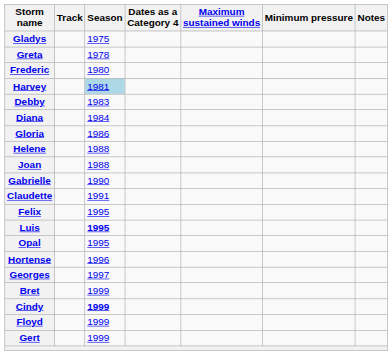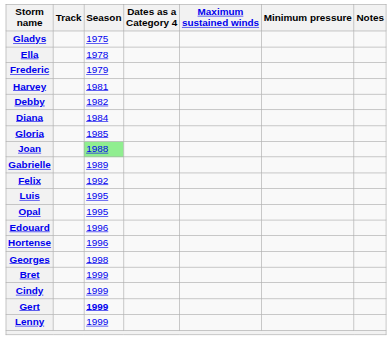+ row: (30, 54)
- row: (30, 54)
(98, 70) 1980 -> (97, 70) 1979
(98, 86) lightblue background -> (97, 86) no background
(98, 102) 1983 -> (97, 102) 1982
(98, 133) 1986 -> (97, 133) 1985
- row: (30, 149)
(98, 165) no background -> (97, 149) lightgreen background
(98, 180) 1990 -> (97, 165) 1989
- row: (30, 196)
(98, 212) 1995 -> (97, 180) 1992
(98, 228) bold -> (97, 196) normal
+ row: (30, 228)
(98, 275) 1997 -> (97, 259) 1998
(98, 306) bold -> (97, 290) normal
- row: (30, 322)
(98, 338) normal -> (97, 306) bold
+ row: (30, 322)
